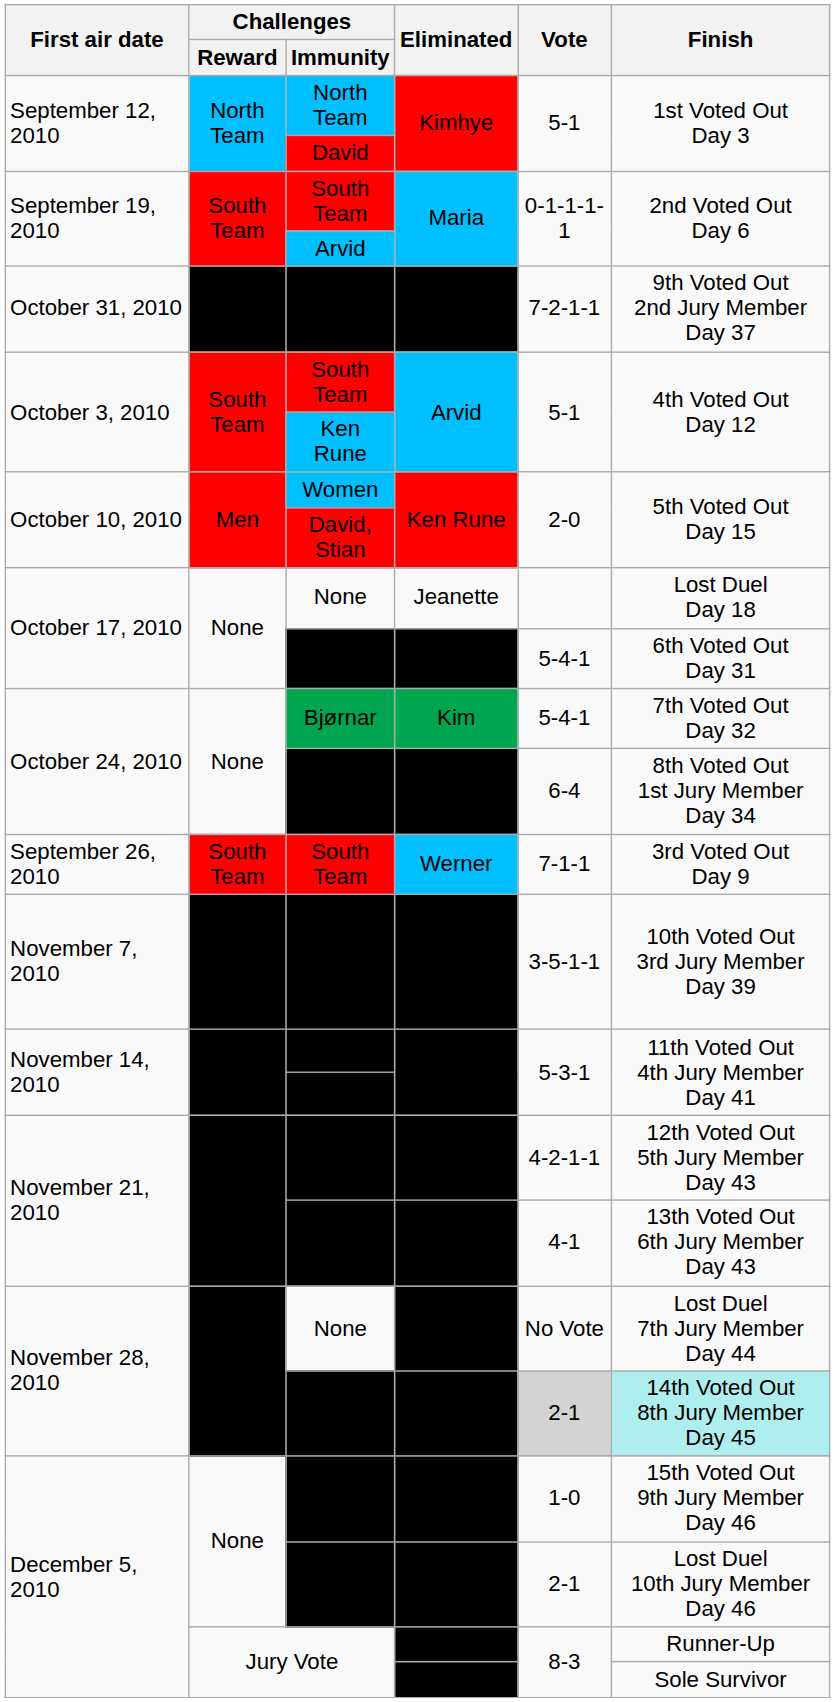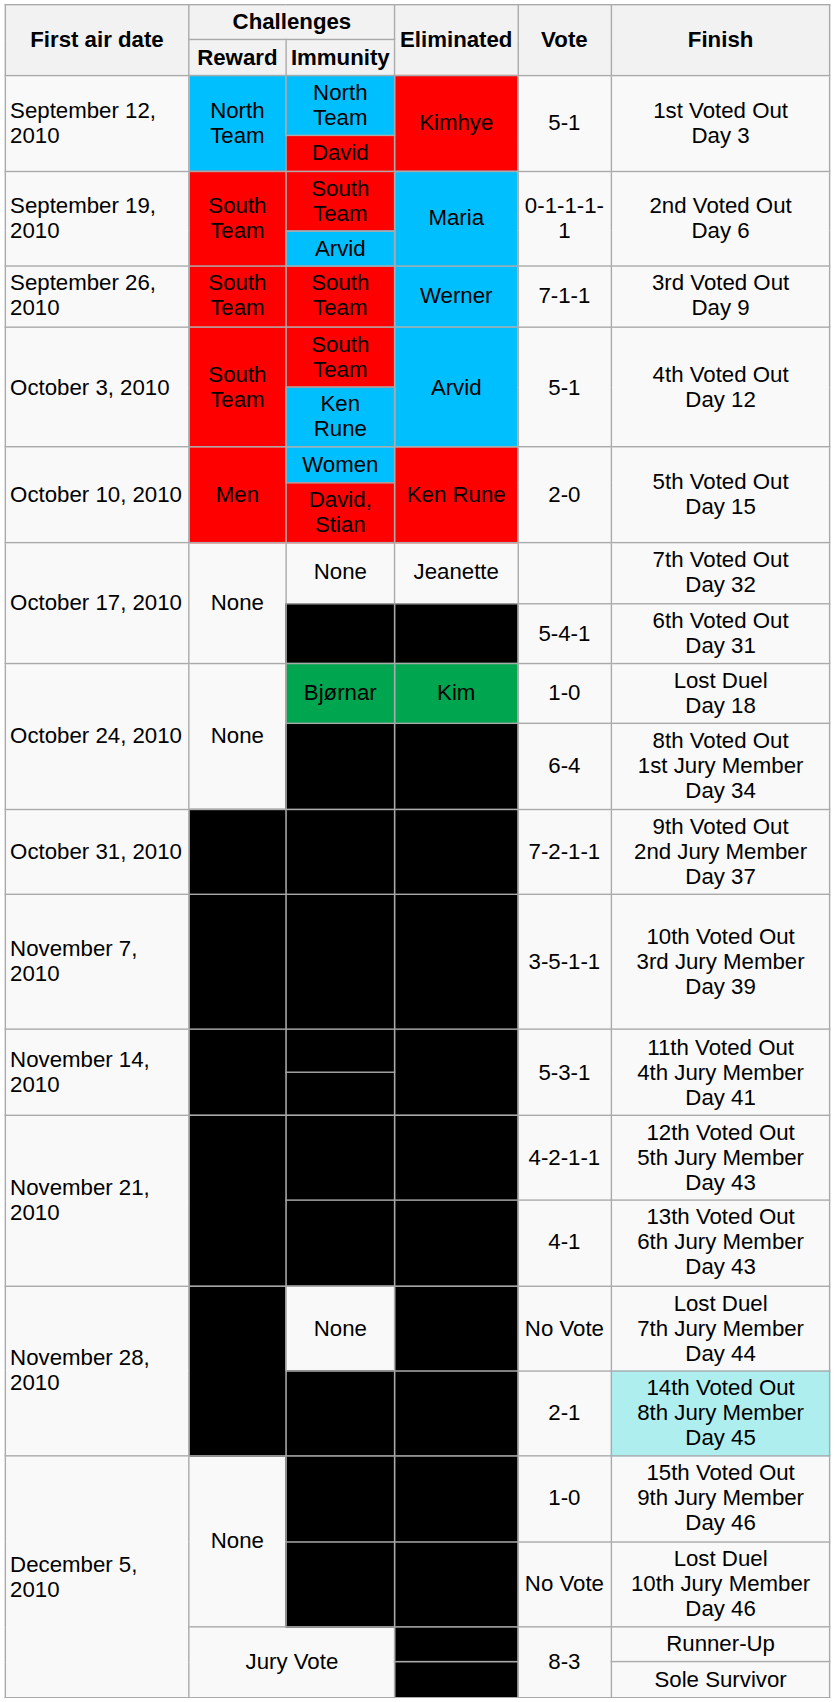rows swapped: (340, 863) <-> (340, 308)
(721, 597) Lost Duel Day 18 -> (721, 572) 7th Voted Out Day 32
(564, 718) 5-4-1 -> (564, 693) 1-0
(721, 718) 7th Voted Out Day 32 -> (721, 693) Lost Duel Day 18
(564, 1413) lightgrey background -> (564, 1413) no background
(564, 1583) 2-1 -> (564, 1583) No Vote
